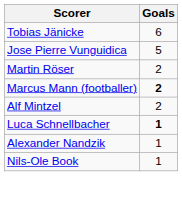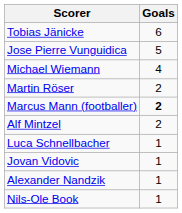+ row: (53, 69)
(158, 124) bold -> (158, 143) normal
+ row: (43, 161)
